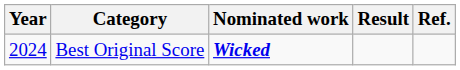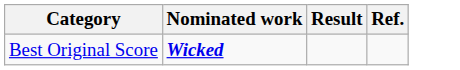- column: (28, 19)
